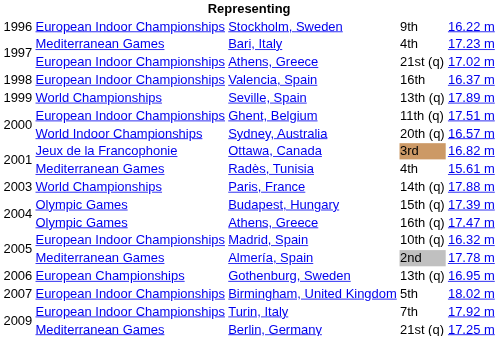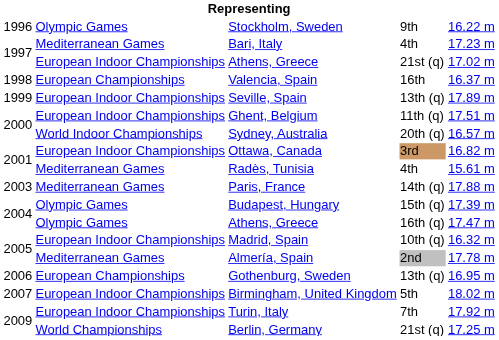(130, 26) European Indoor Championships -> (82, 26) Olympic Games
(130, 80) European Indoor Championships -> (110, 80) European Championships
(99, 97) World Championships -> (130, 97) European Indoor Championships
(106, 151) Jeux de la Francophonie -> (130, 151) European Indoor Championships
(99, 187) World Championships -> (100, 187) Mediterranean Games
(100, 329) Mediterranean Games -> (99, 329) World Championships
